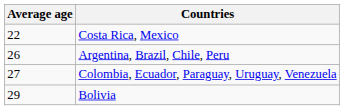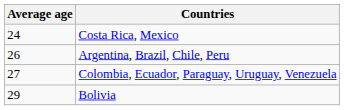(14, 34) 22 -> (14, 34) 24
